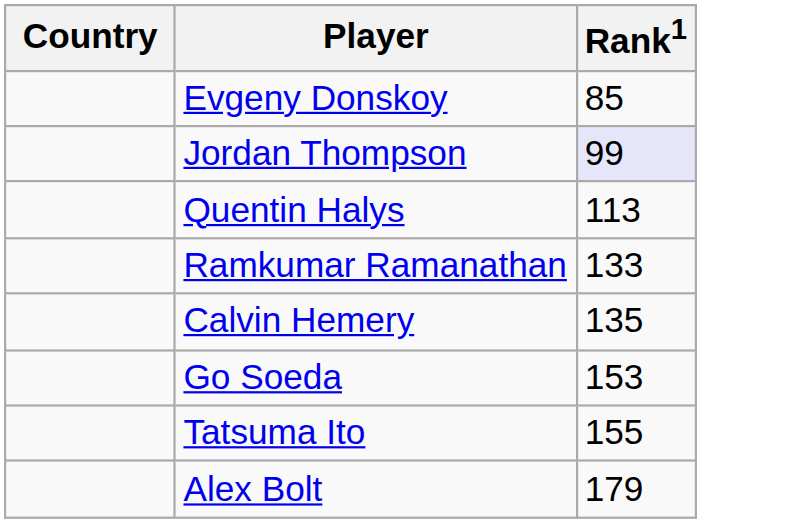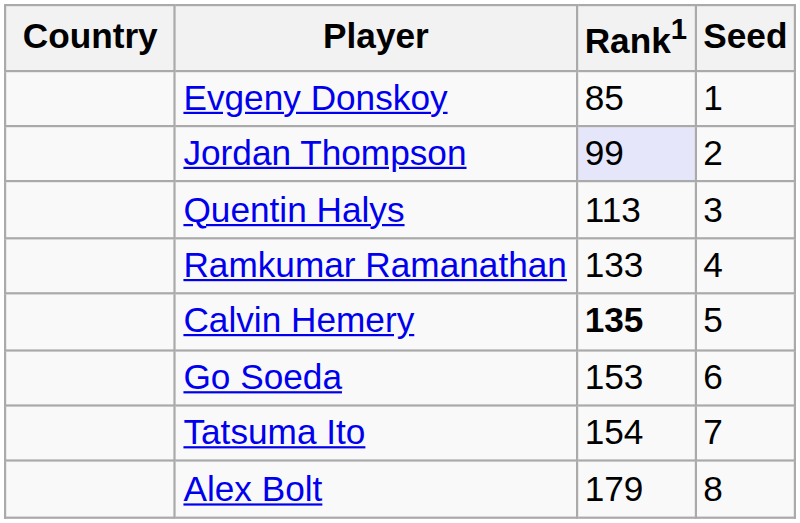+ column: (745, 37)
(614, 321) normal -> (614, 321) bold
(614, 432) 155 -> (614, 432) 154
